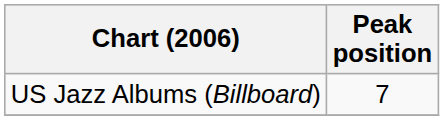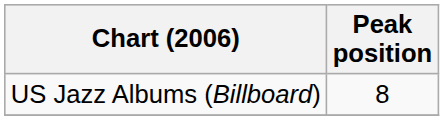(382, 94) 7 -> (382, 94) 8
